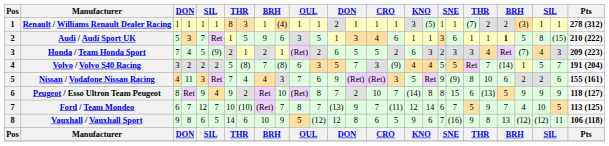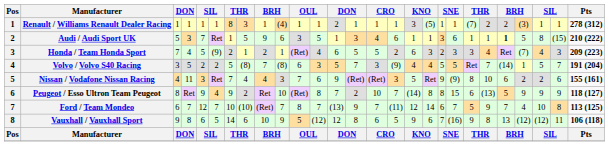(319, 51) 2 -> (319, 51) 4
(189, 65) 2 -> (189, 65) 5
(559, 106) 5 -> (559, 106) 8
